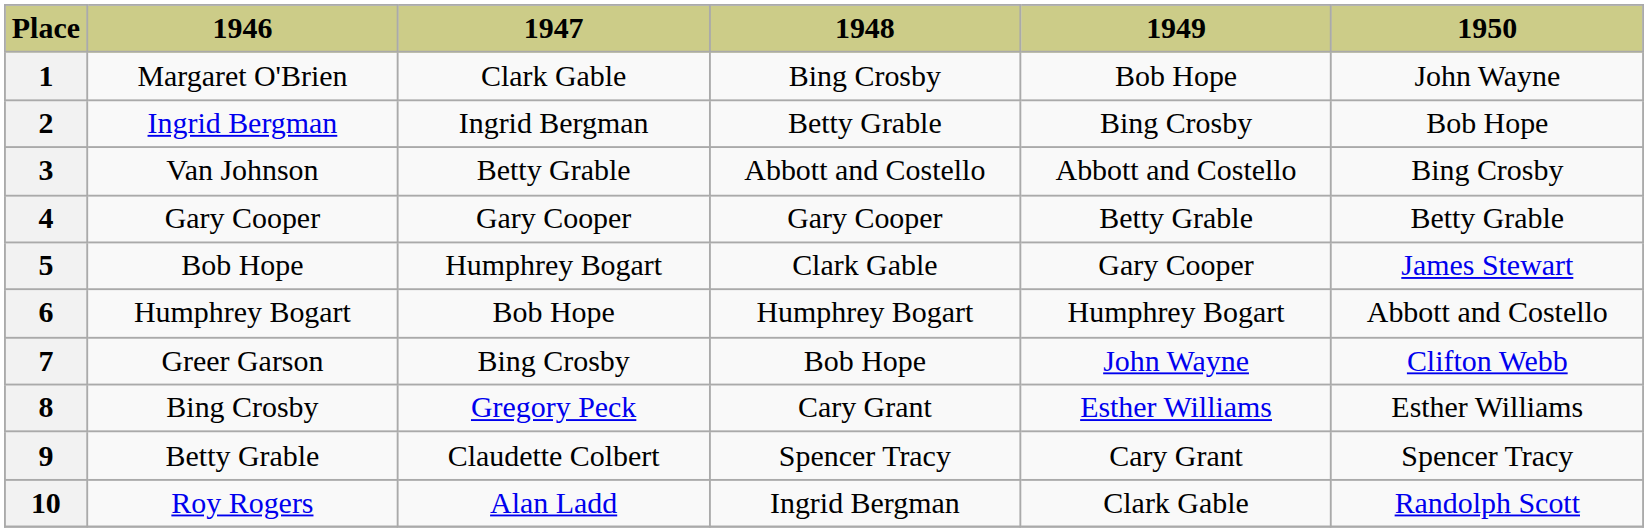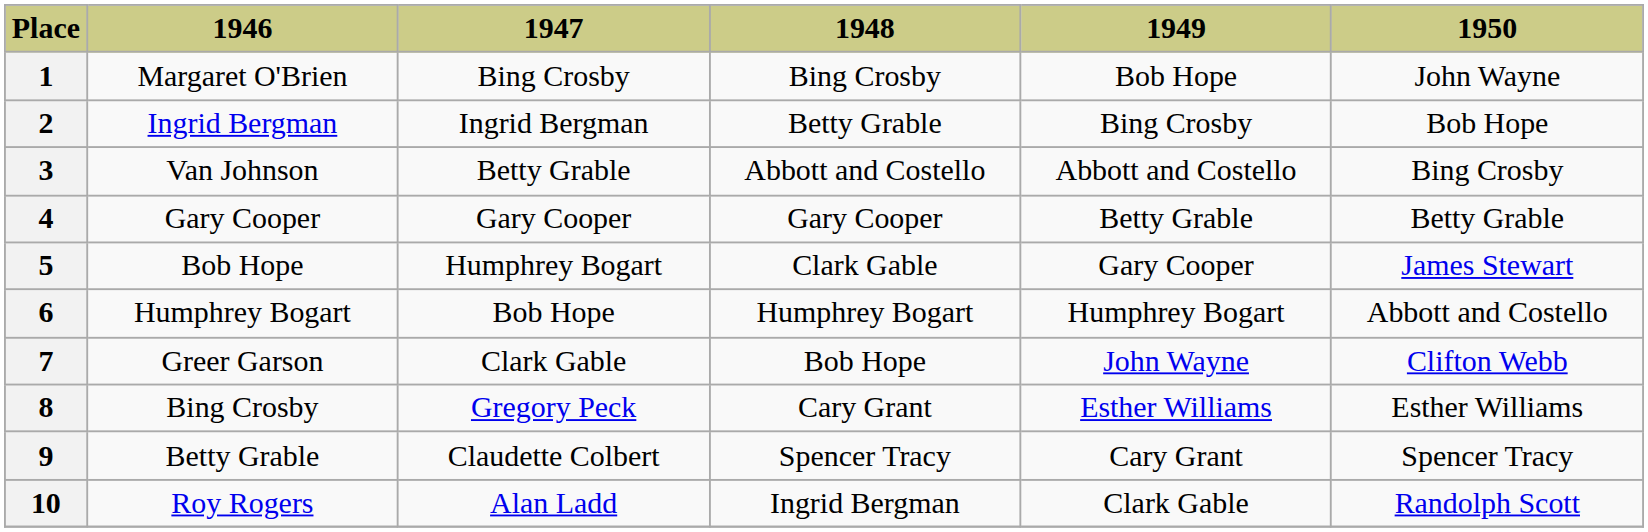(554, 75) Clark Gable -> (554, 75) Bing Crosby
(554, 360) Bing Crosby -> (554, 360) Clark Gable
